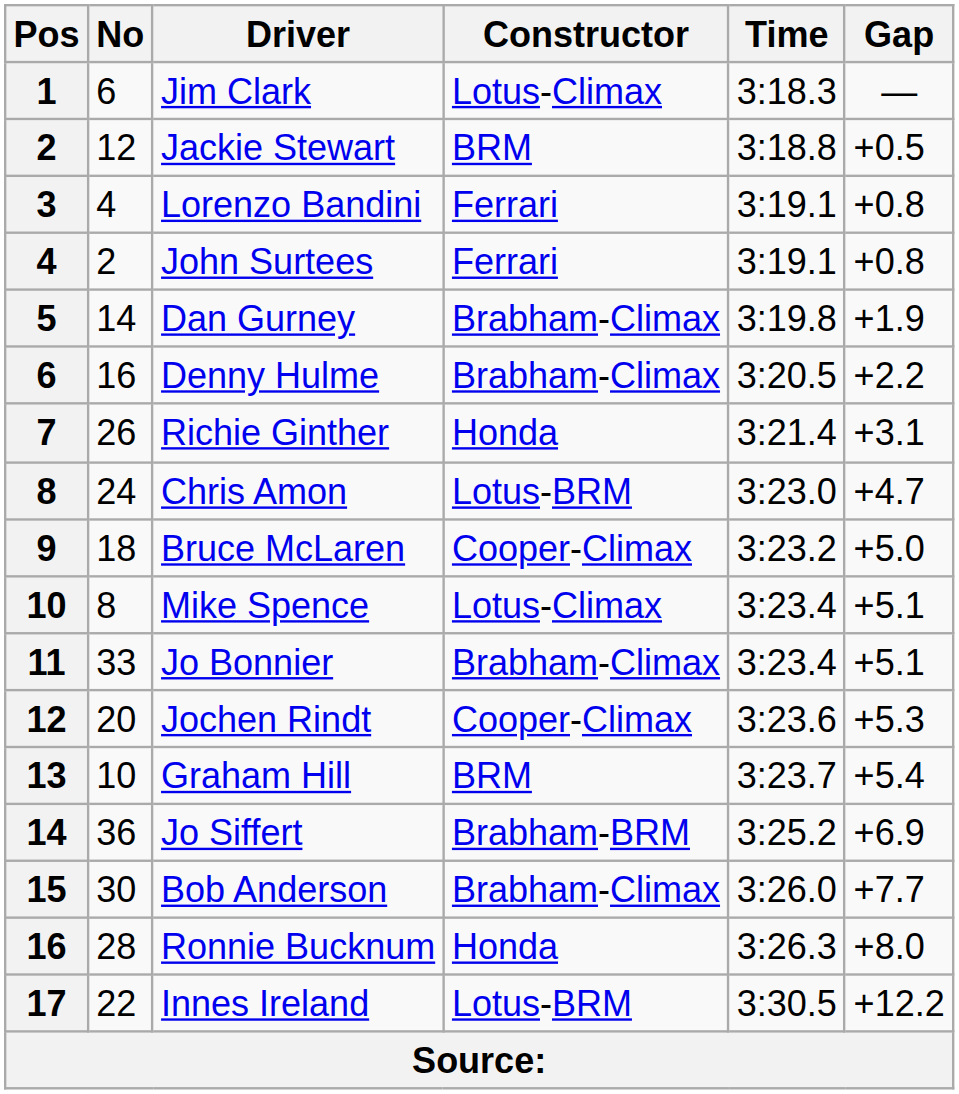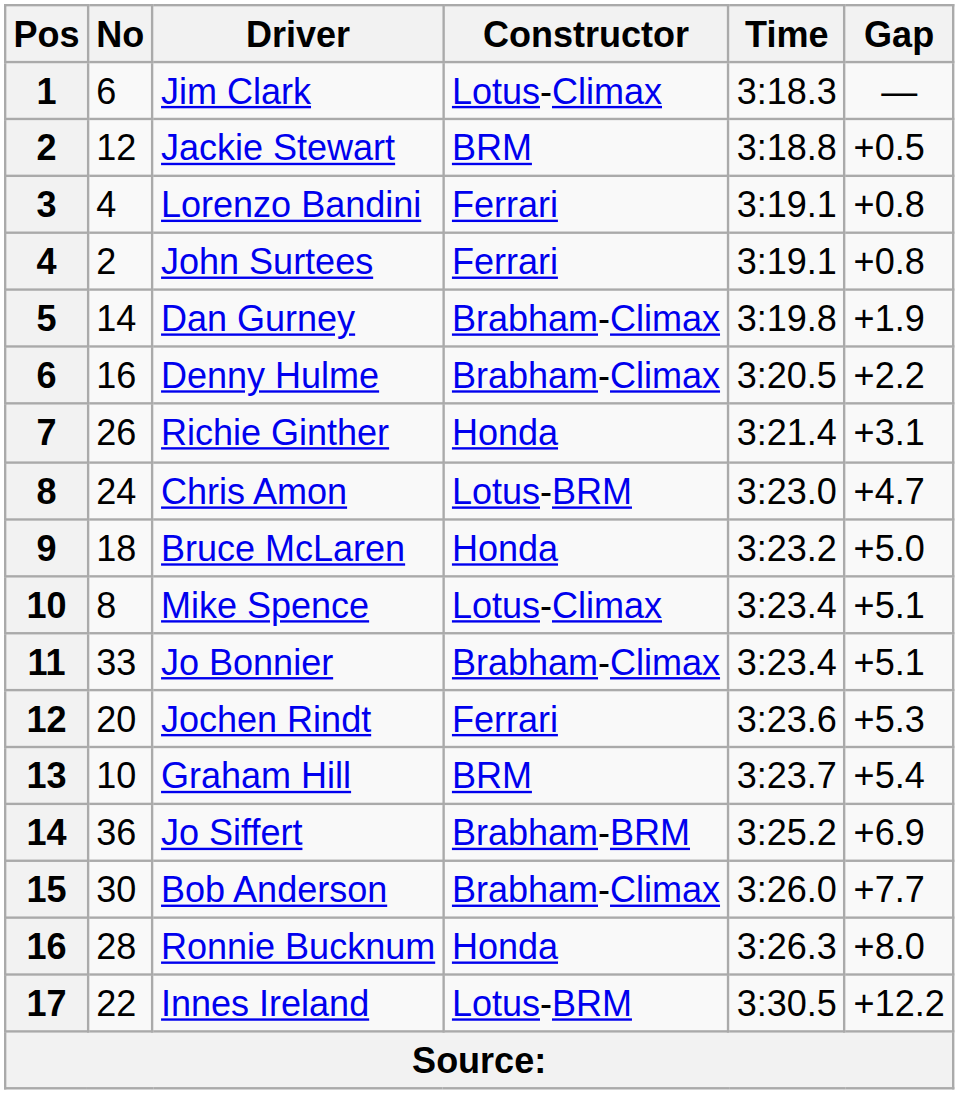(572, 547) Cooper-Climax -> (505, 547) Honda
(572, 718) Cooper-Climax -> (505, 718) Ferrari
